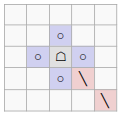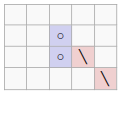- row: (61, 57)
